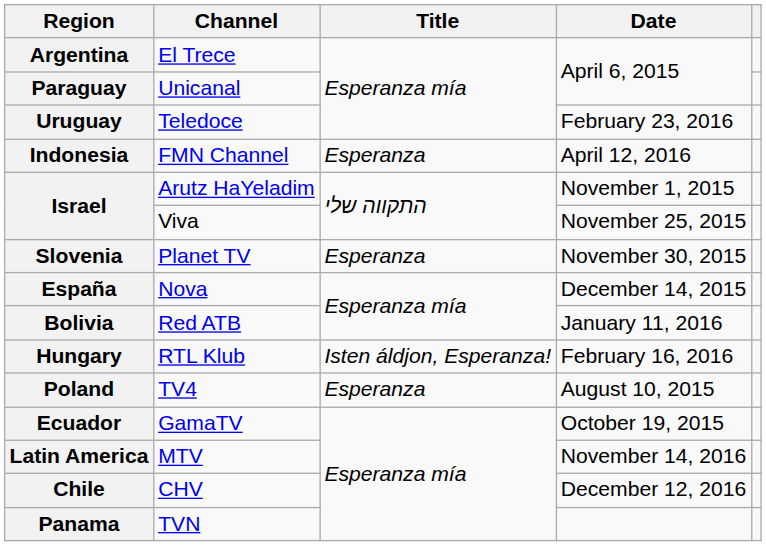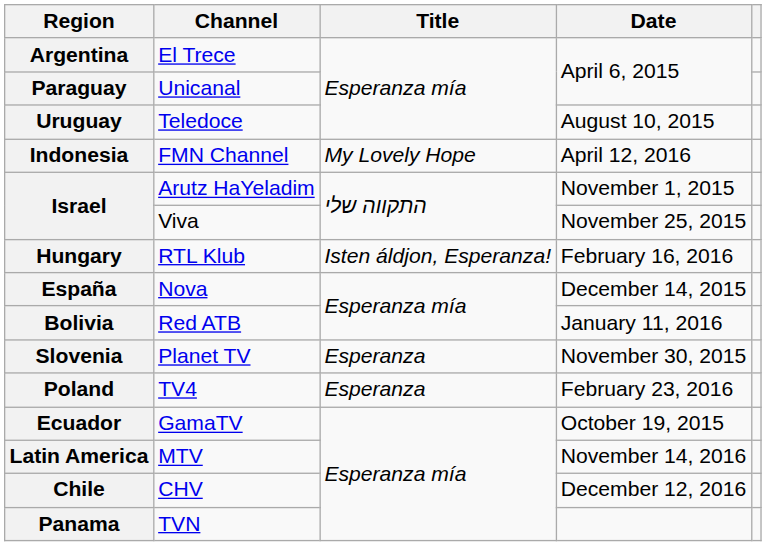(647, 121) February 23, 2016 -> (638, 121) August 10, 2015
(375, 155) Esperanza -> (400, 155) My Lovely Hope
rows swapped: (79, 255) <-> (79, 356)
(638, 389) August 10, 2015 -> (647, 389) February 23, 2016
